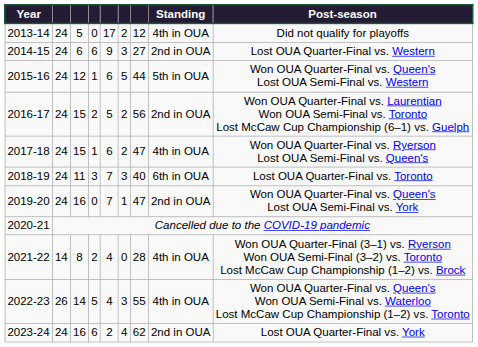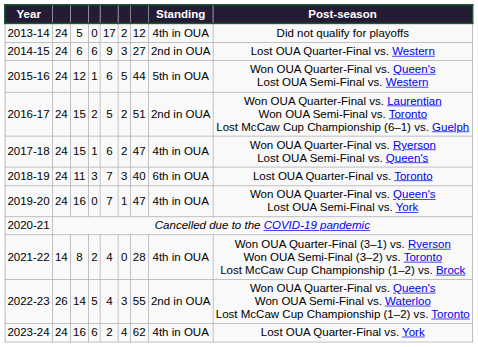(139, 114) 56 -> (139, 114) 51
(181, 201) 2nd in OUA -> (181, 201) 4th in OUA
(181, 301) 4th in OUA -> (181, 301) 2nd in OUA
(181, 332) 2nd in OUA -> (181, 332) 4th in OUA
